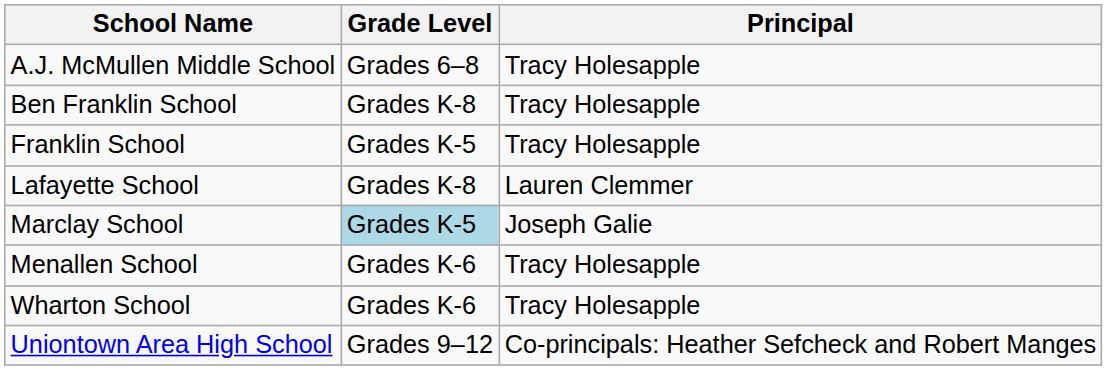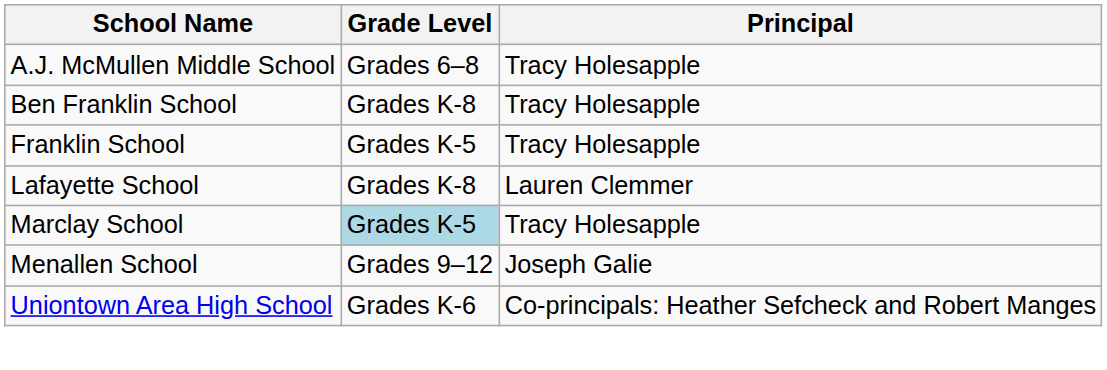(578, 225) Joseph Galie -> (603, 225) Tracy Holesapple
(411, 265) Grades K-6 -> (420, 265) Grades 9–12
(603, 265) Tracy Holesapple -> (578, 265) Joseph Galie
- row: (101, 305)
(420, 345) Grades 9–12 -> (411, 305) Grades K-6
